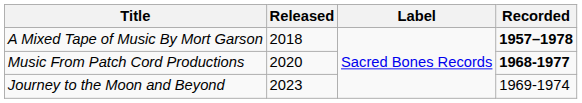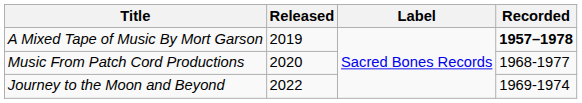(286, 39) 2018 -> (286, 39) 2019
(534, 62) bold -> (534, 62) normal
(286, 86) 2023 -> (286, 86) 2022
